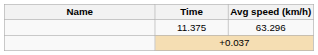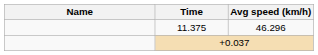(271, 27) 63.296 -> (271, 27) 46.296
